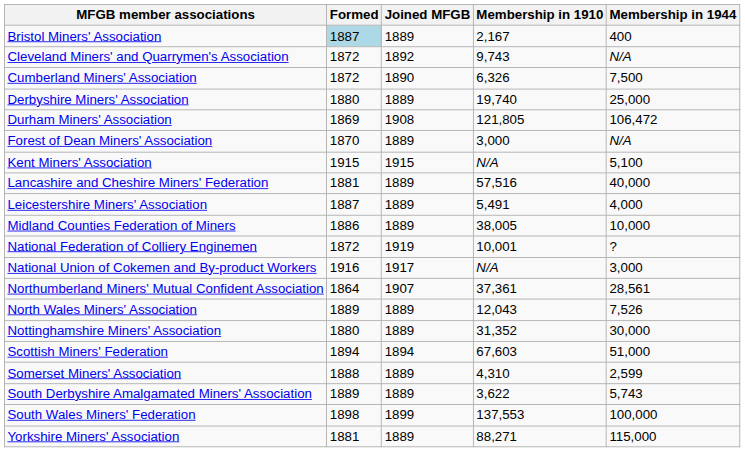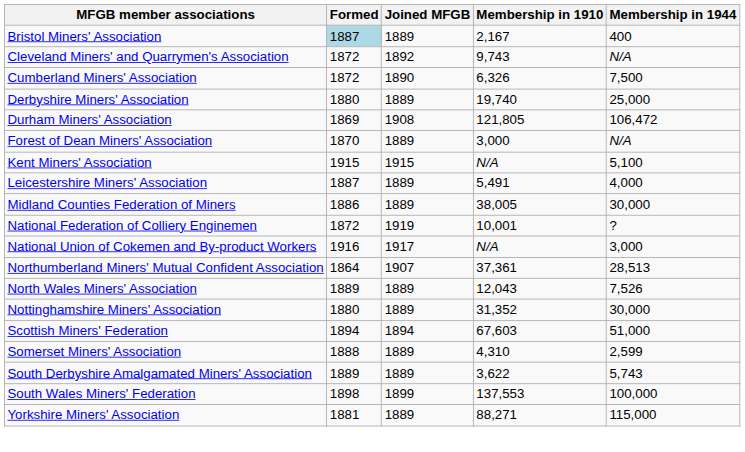- row: (138, 183)
(630, 225) 10,000 -> (630, 204) 30,000
(630, 288) 28,561 -> (630, 267) 28,513
